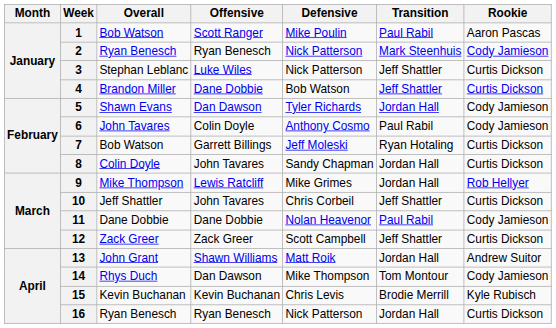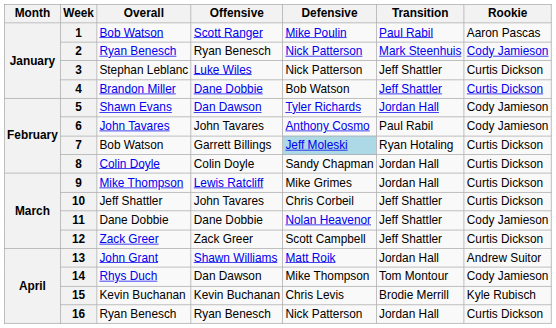(224, 126) Colin Doyle -> (229, 126) John Tavares
(317, 145) no background -> (317, 145) lightblue background
(229, 164) John Tavares -> (224, 164) Colin Doyle
(498, 182) Rob Hellyer -> (505, 182) Curtis Dickson
(406, 220) Paul Rabil -> (411, 220) Jeff Shattler
